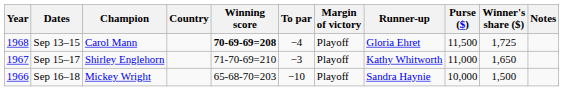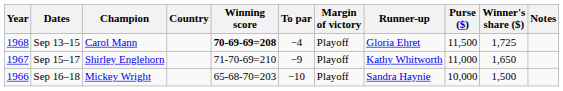(296, 59) −3 -> (296, 59) −9
